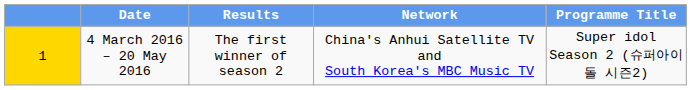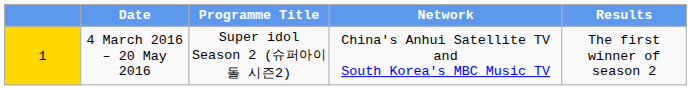columns swapped: (616, 15) <-> (251, 15)
